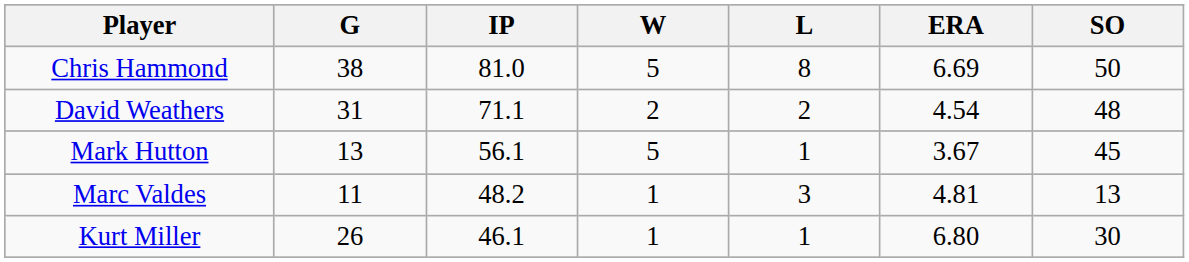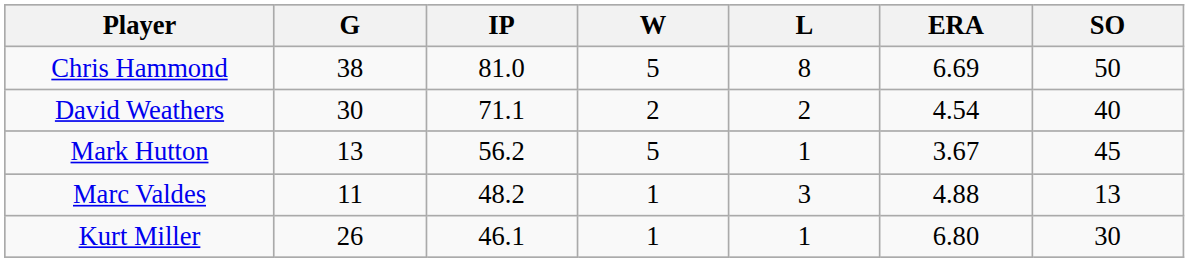(350, 109) 31 -> (350, 109) 30
(1108, 109) 48 -> (1108, 109) 40
(501, 151) 56.1 -> (501, 151) 56.2
(956, 194) 4.81 -> (956, 194) 4.88
